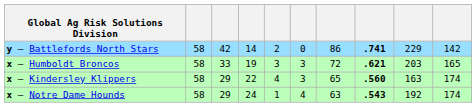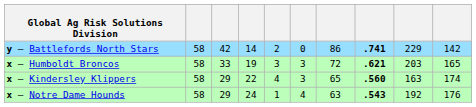(452, 95) 174 -> (452, 95) 176
